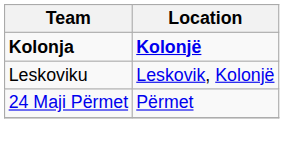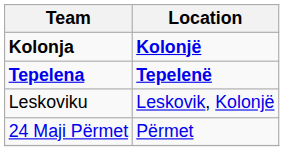+ row: (46, 74)
